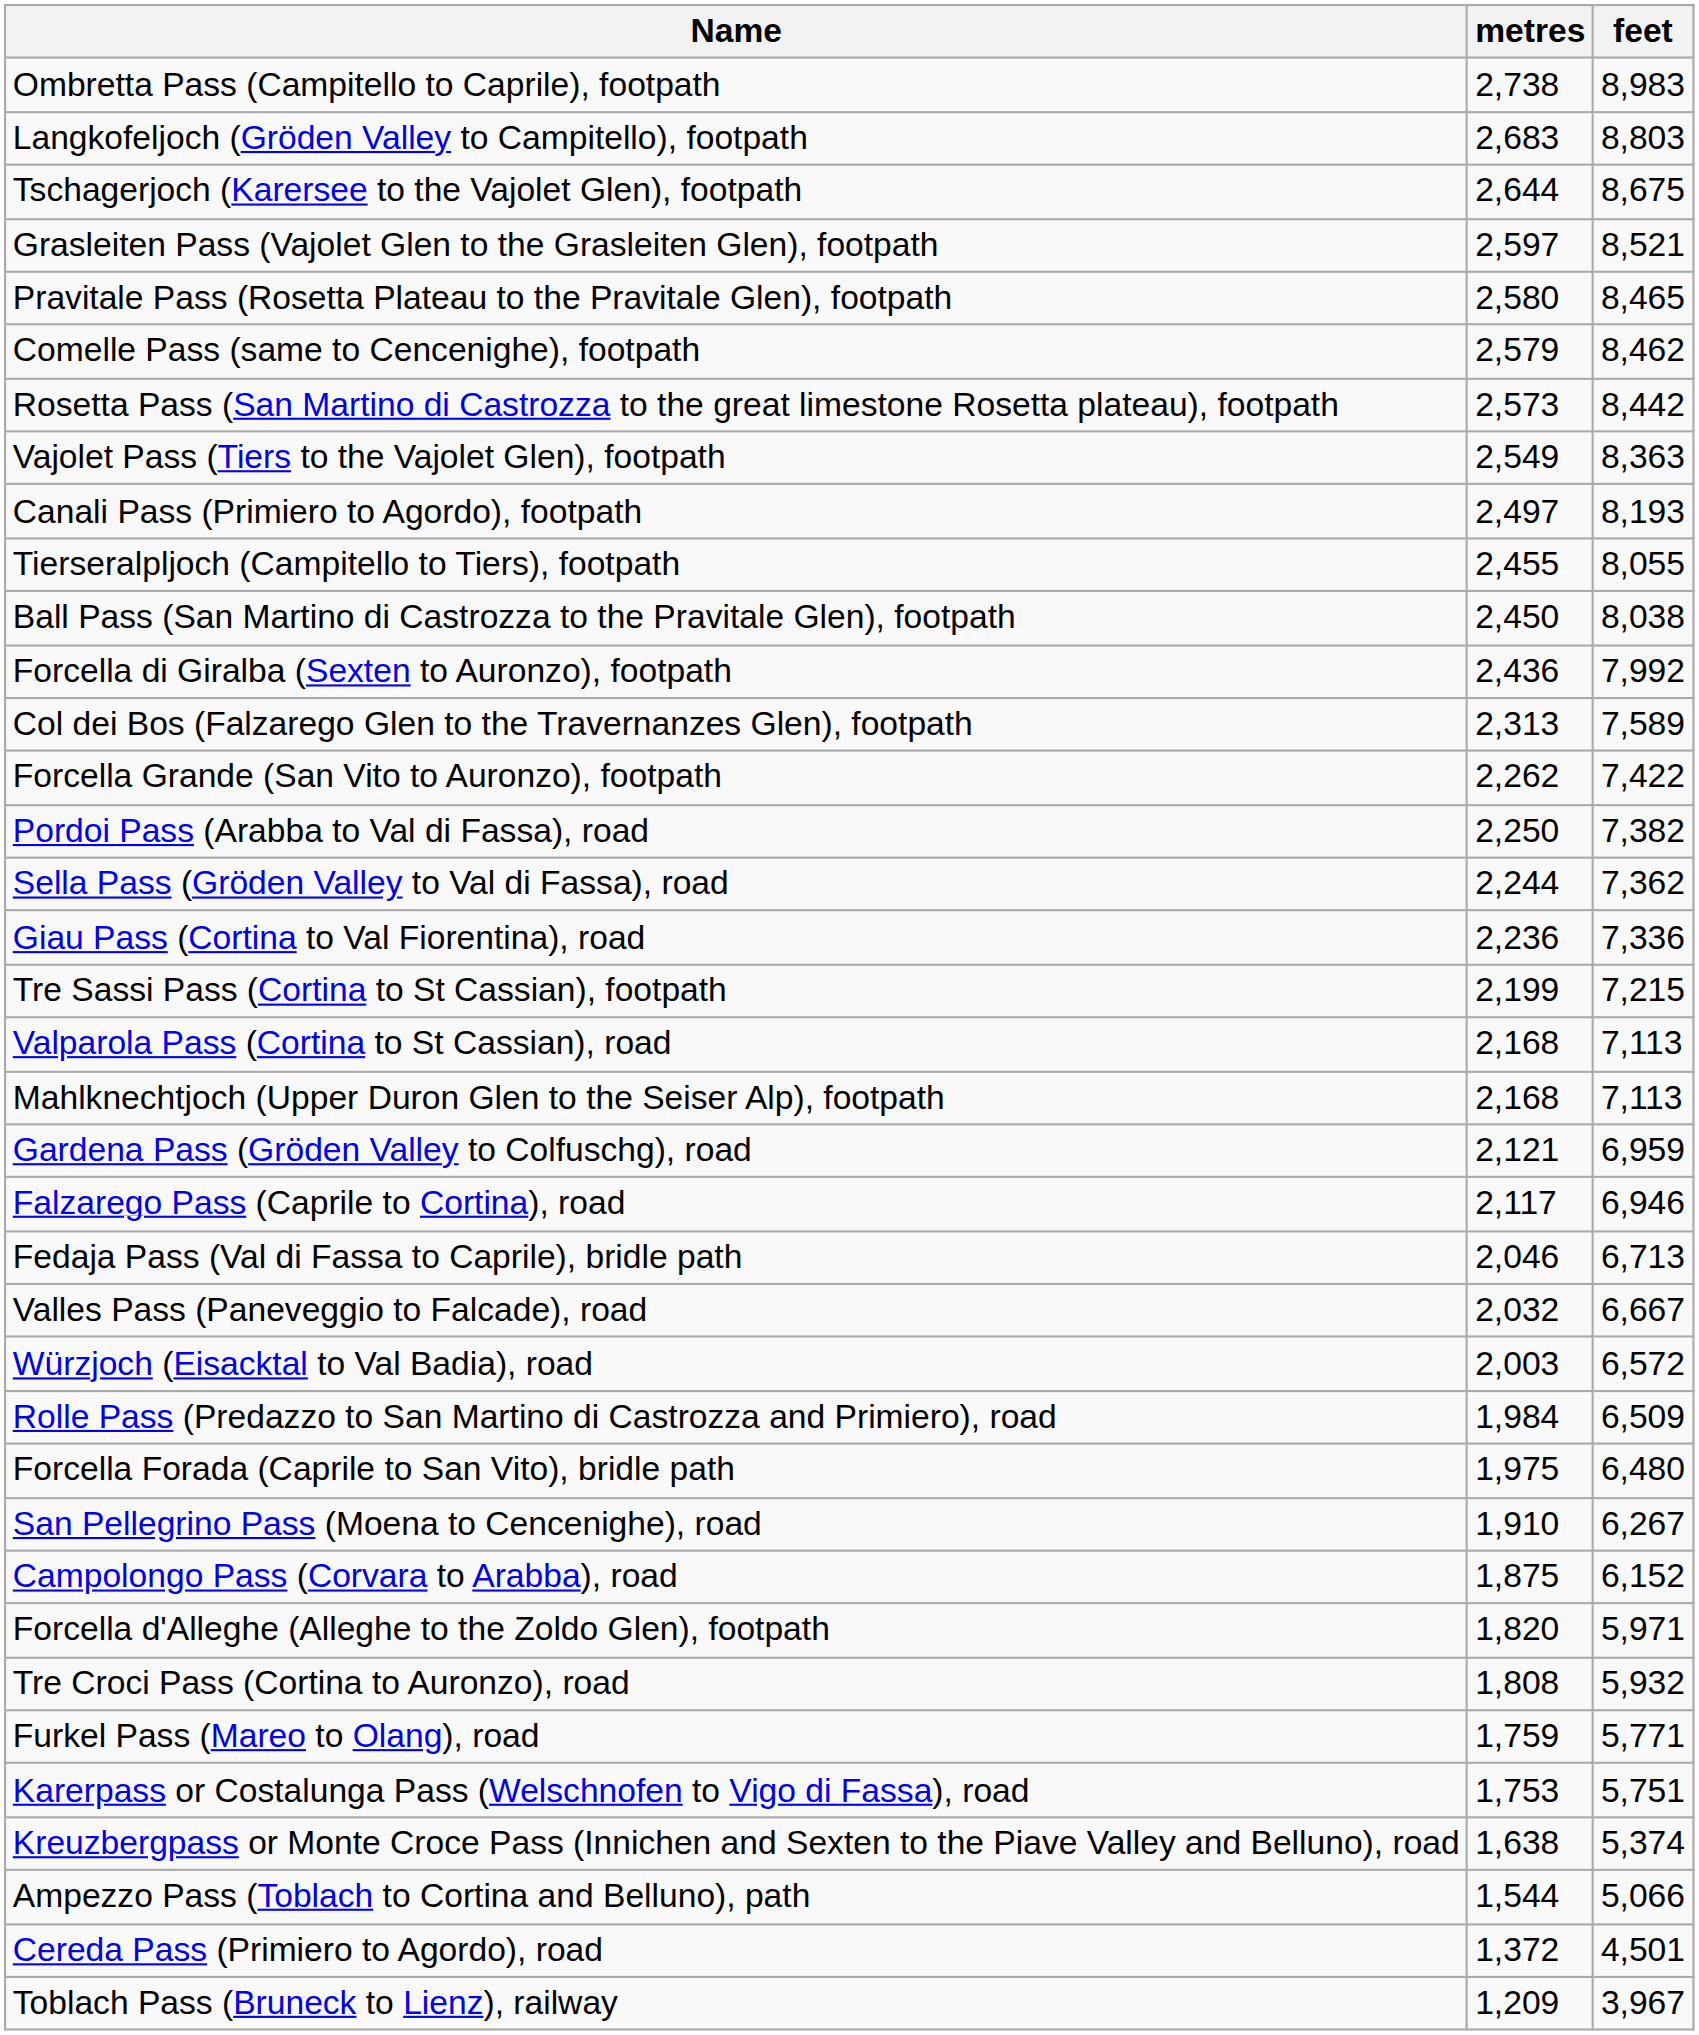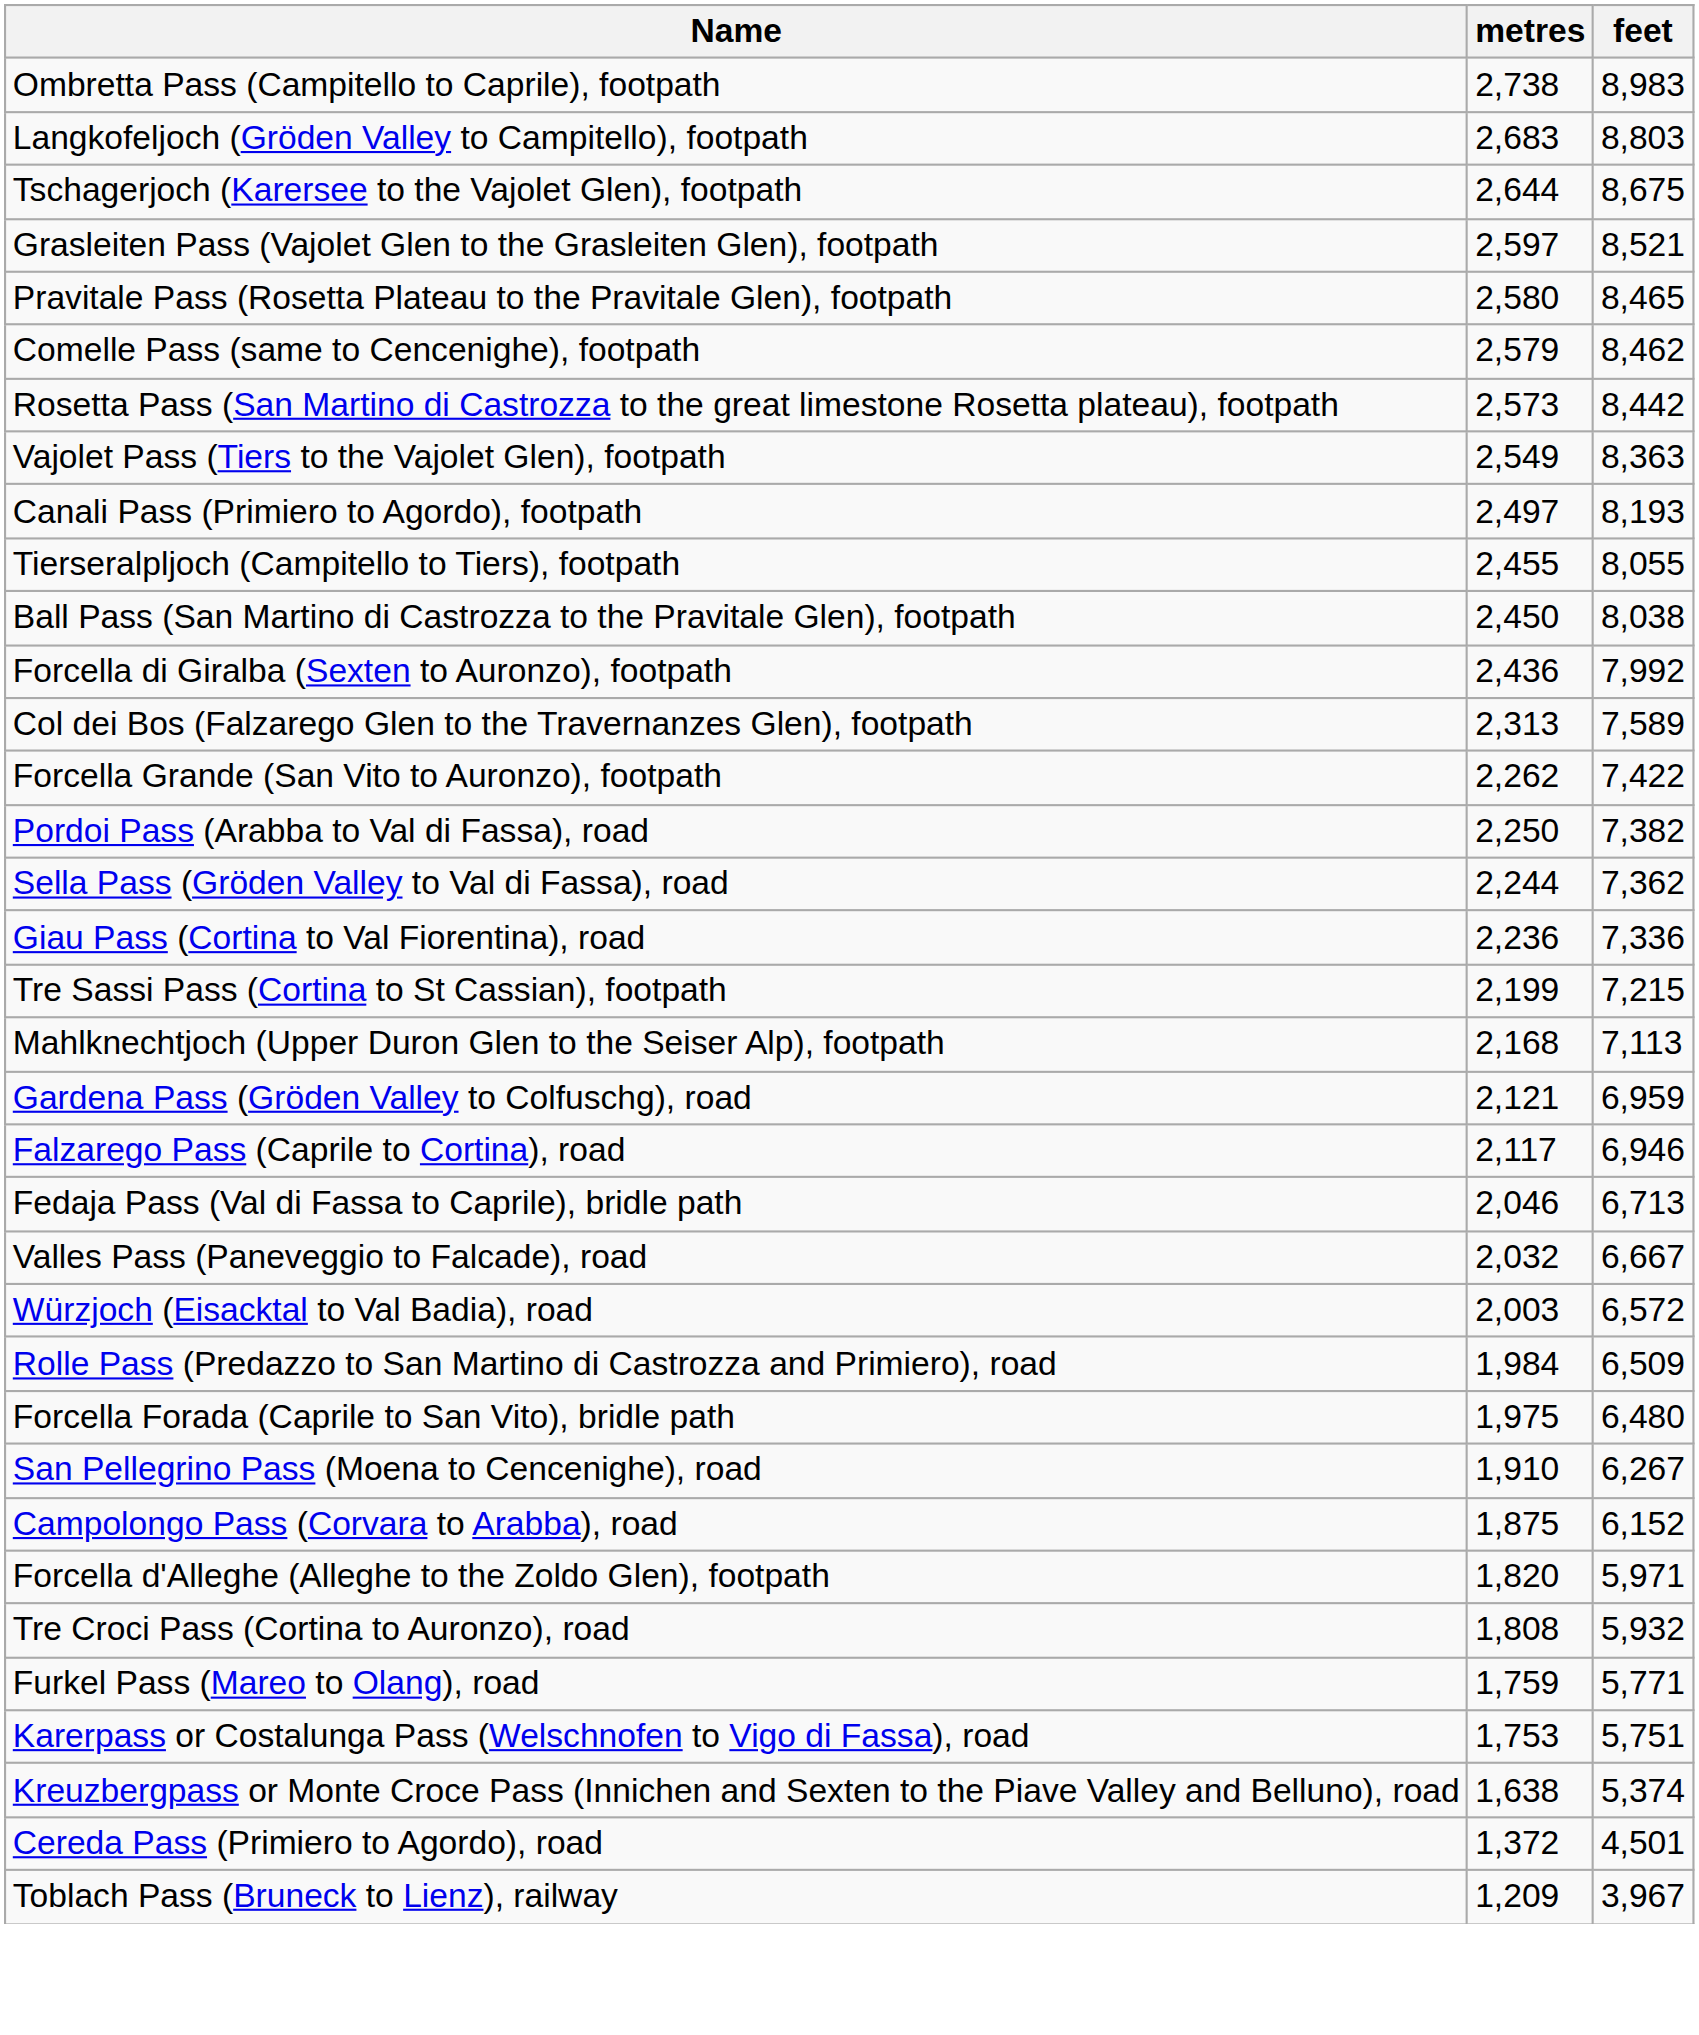- row: (342, 1043)
- row: (412, 1896)
